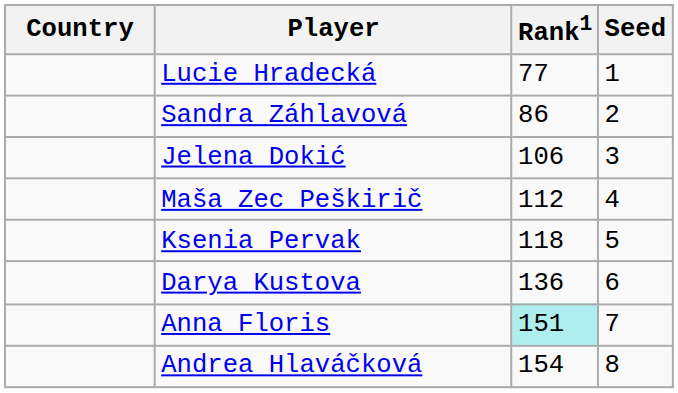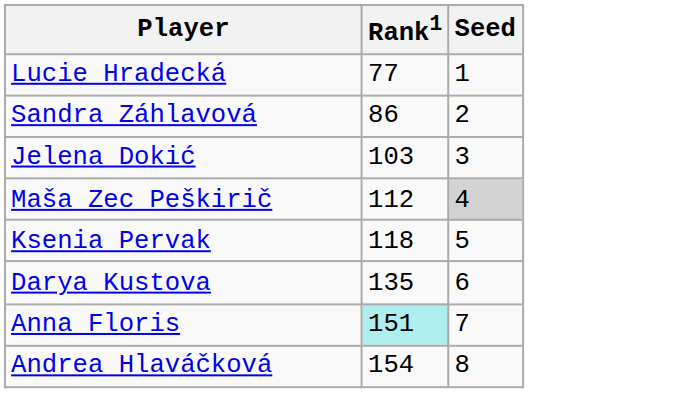- column: (80, 29)
(541, 158) 106 -> (391, 158) 103
(612, 199) no background -> (462, 199) lightgrey background
(541, 283) 136 -> (391, 283) 135
